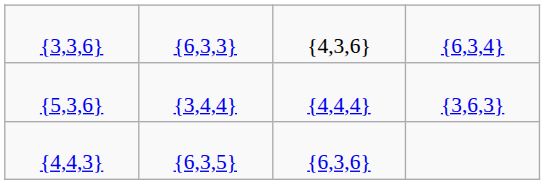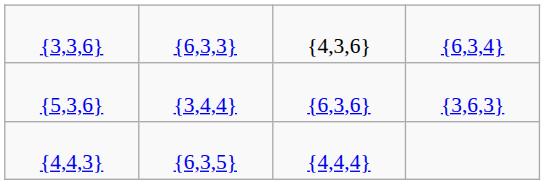(339, 104) {4,4,4} -> (339, 104) {6,3,6}
(339, 162) {6,3,6} -> (339, 162) {4,4,4}
